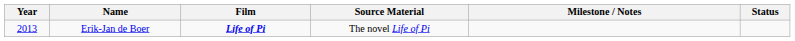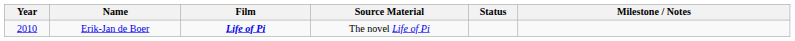columns swapped: (765, 12) <-> (604, 12)
(27, 28) 2013 -> (27, 28) 2010
